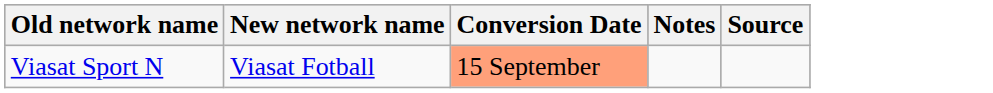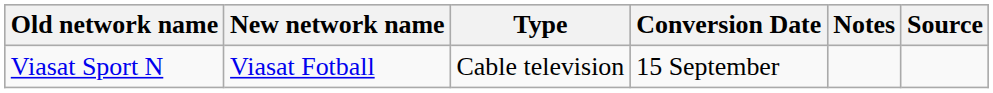+ column: (540, 25)
(528, 66) lightsalmon background -> (708, 66) no background
